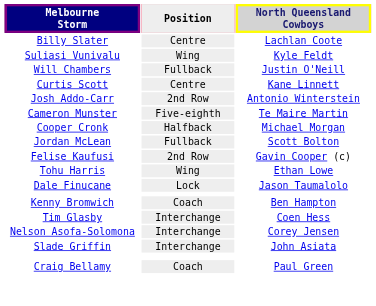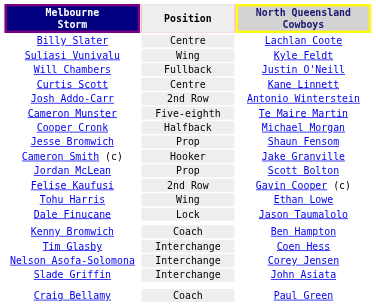+ row: (72, 142)
+ row: (72, 156)
(188, 142) Fullback -> (188, 171) Prop
